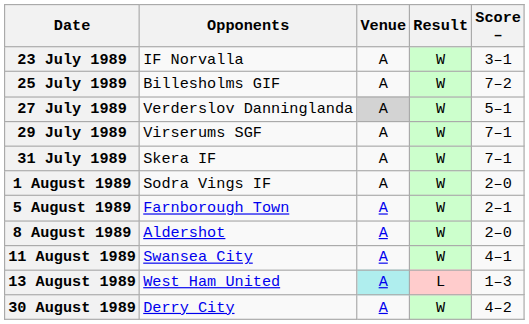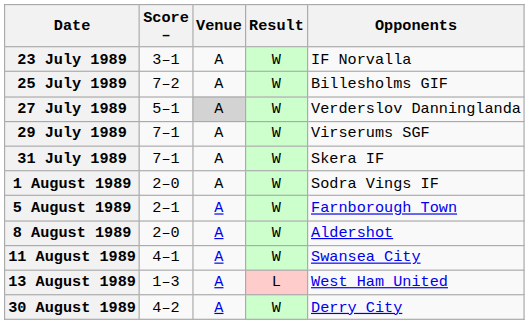columns swapped: (248, 26) <-> (498, 26)
(383, 282) paleturquoise background -> (219, 282) no background
